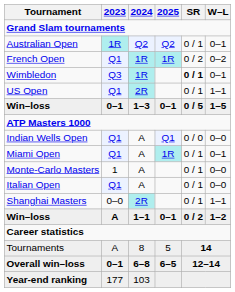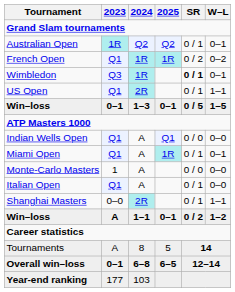(193, 169) 0 / 1 -> (193, 169) 0 / 0
